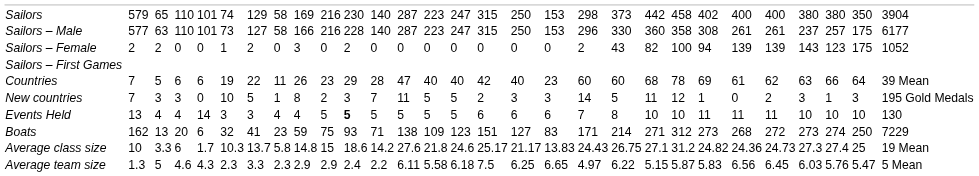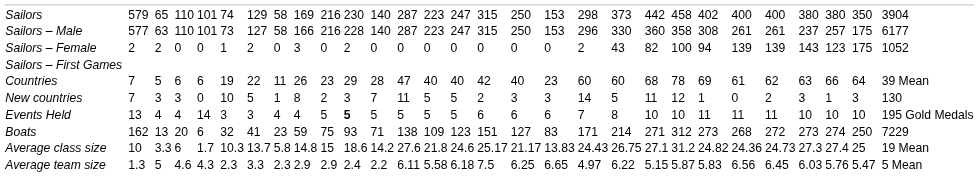(928, 98) 195 Gold Medals -> (892, 98) 130
(892, 115) 130 -> (928, 115) 195 Gold Medals
